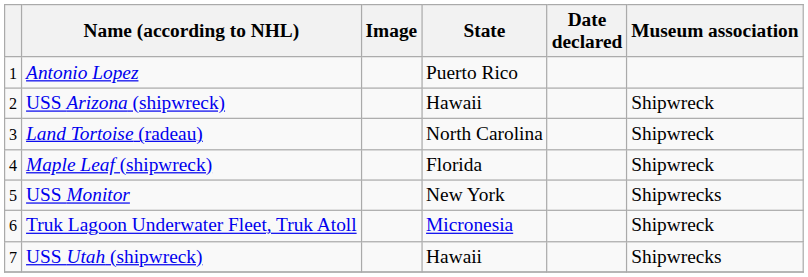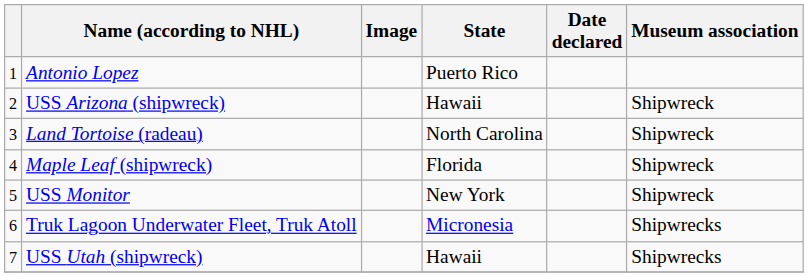(676, 195) Shipwrecks -> (673, 195) Shipwreck
(673, 225) Shipwreck -> (676, 225) Shipwrecks
